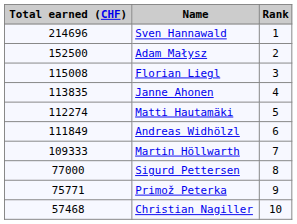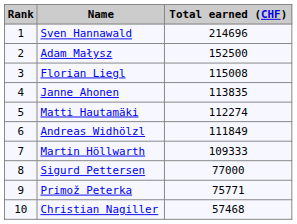columns swapped: (276, 14) <-> (68, 14)
